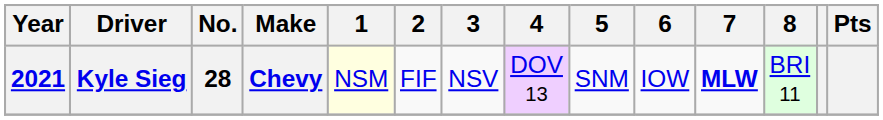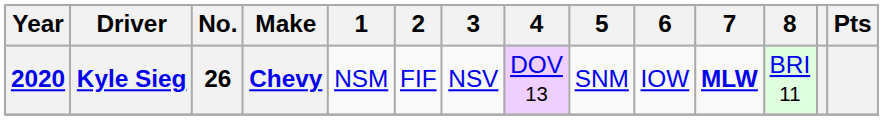(38, 79) 2021 -> (38, 79) 2020
(218, 79) 28 -> (218, 79) 26
(361, 79) lightyellow background -> (361, 79) no background
